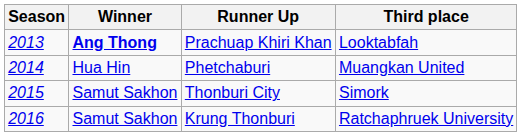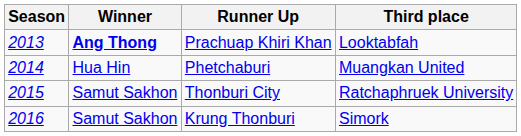(364, 93) Simork -> (426, 93) Ratchaphruek University
(426, 118) Ratchaphruek University -> (364, 118) Simork
